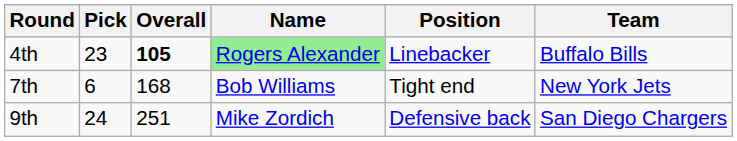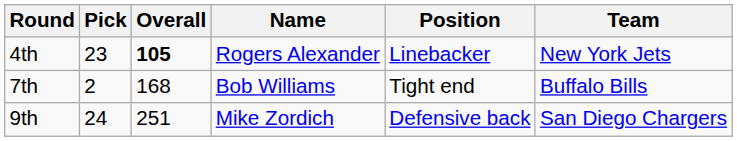(298, 53) lightgreen background -> (298, 53) no background
(594, 53) Buffalo Bills -> (605, 53) New York Jets
(90, 86) 6 -> (90, 86) 2
(605, 86) New York Jets -> (594, 86) Buffalo Bills
